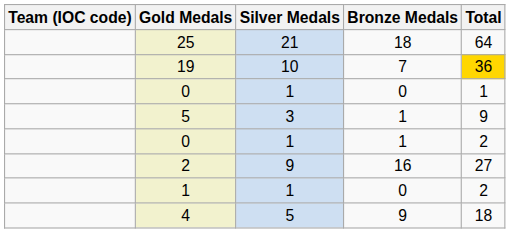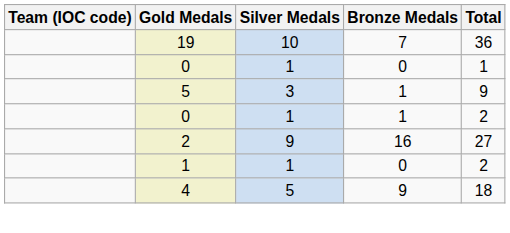- row: (186, 42)
(484, 67) gold background -> (484, 42) no background
